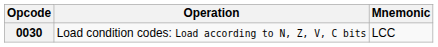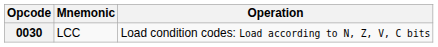columns swapped: (401, 13) <-> (211, 13)
